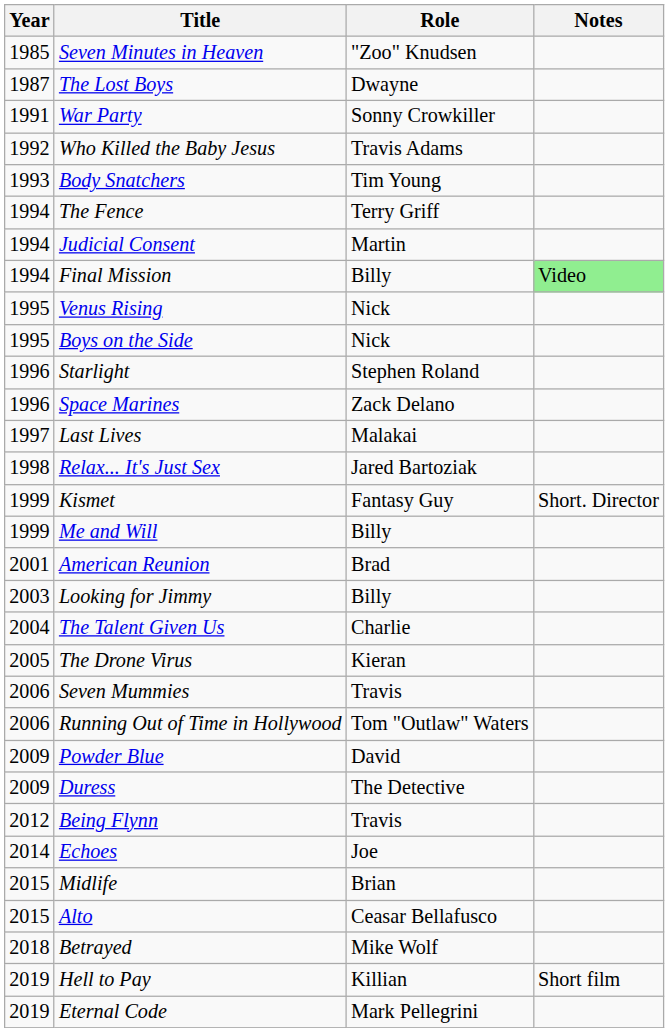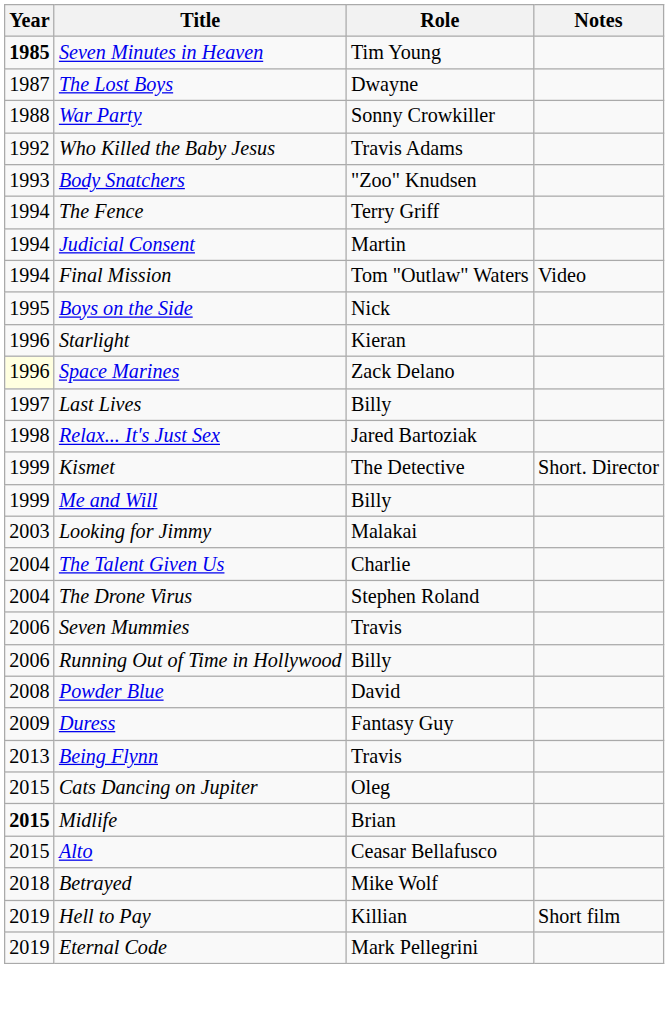(29, 52) normal -> (29, 52) bold
(414, 52) "Zoo" Knudsen -> (396, 52) Tim Young
(29, 116) 1991 -> (29, 116) 1988
(396, 180) Tim Young -> (414, 180) "Zoo" Knudsen
(371, 276) Billy -> (440, 276) Tom "Outlaw" Waters
(562, 276) lightgreen background -> (562, 276) no background
- row: (111, 308)
(415, 372) Stephen Roland -> (378, 340) Kieran
(29, 404) no background -> (29, 372) lightyellow background
(384, 436) Malakai -> (371, 404) Billy
(402, 500) Fantasy Guy -> (408, 468) The Detective
- row: (134, 564)
(371, 595) Billy -> (384, 532) Malakai
(29, 659) 2005 -> (29, 595) 2004
(378, 659) Kieran -> (415, 595) Stephen Roland
(440, 723) Tom "Outlaw" Waters -> (371, 659) Billy
(29, 755) 2009 -> (29, 691) 2008
(408, 787) The Detective -> (402, 723) Fantasy Guy
(29, 819) 2012 -> (29, 755) 2013
- row: (88, 851)
+ row: (158, 787)
(29, 883) normal -> (29, 819) bold
